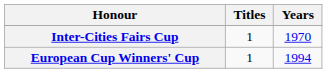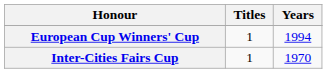rows swapped: (115, 36) <-> (115, 57)
